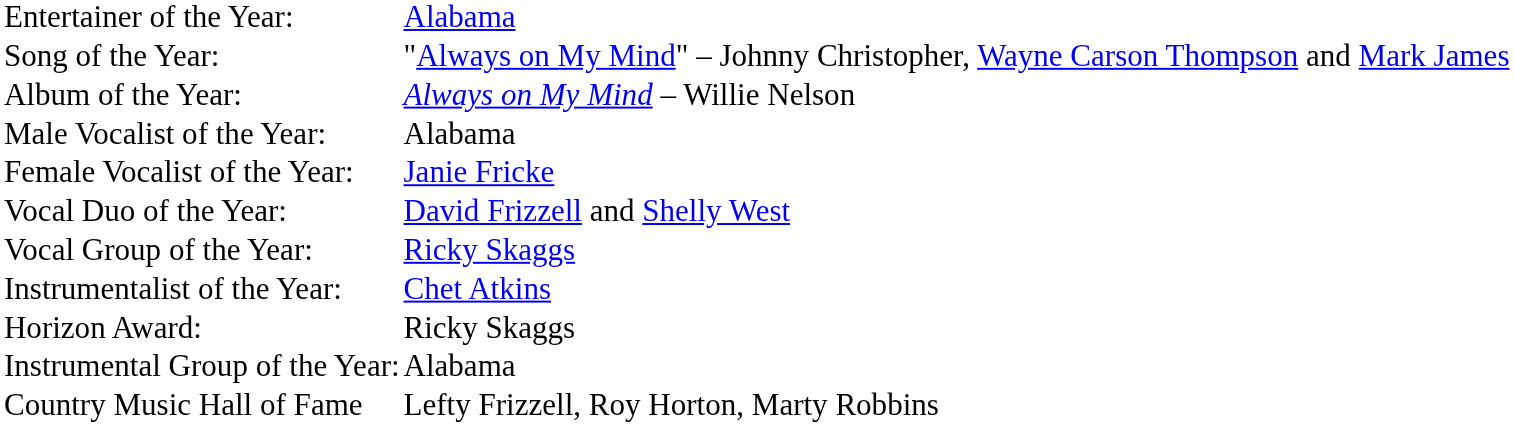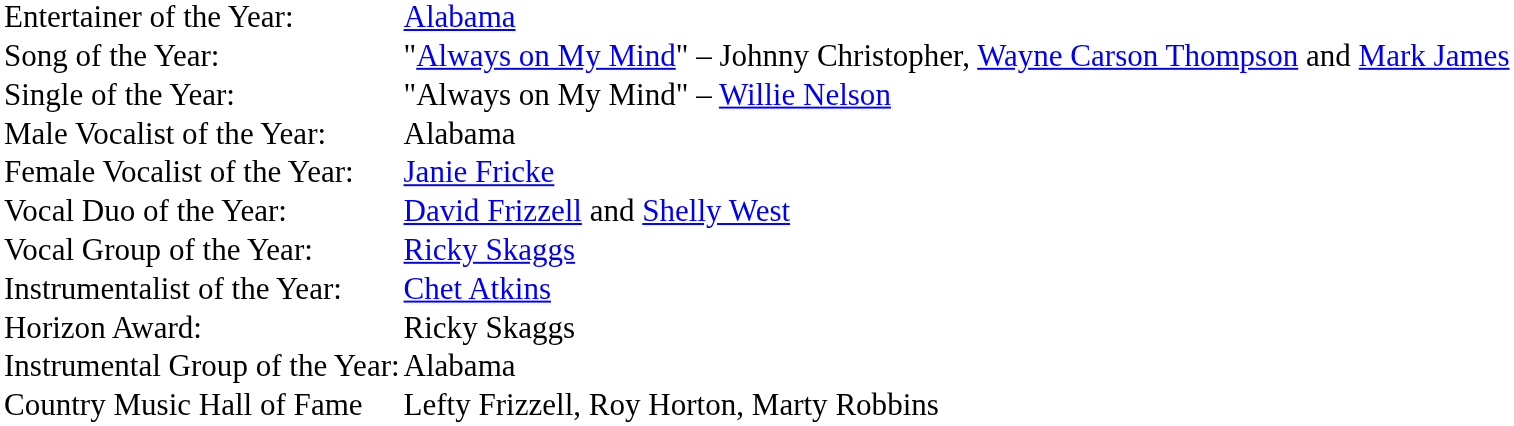+ row: (119, 94)
- row: (123, 94)
